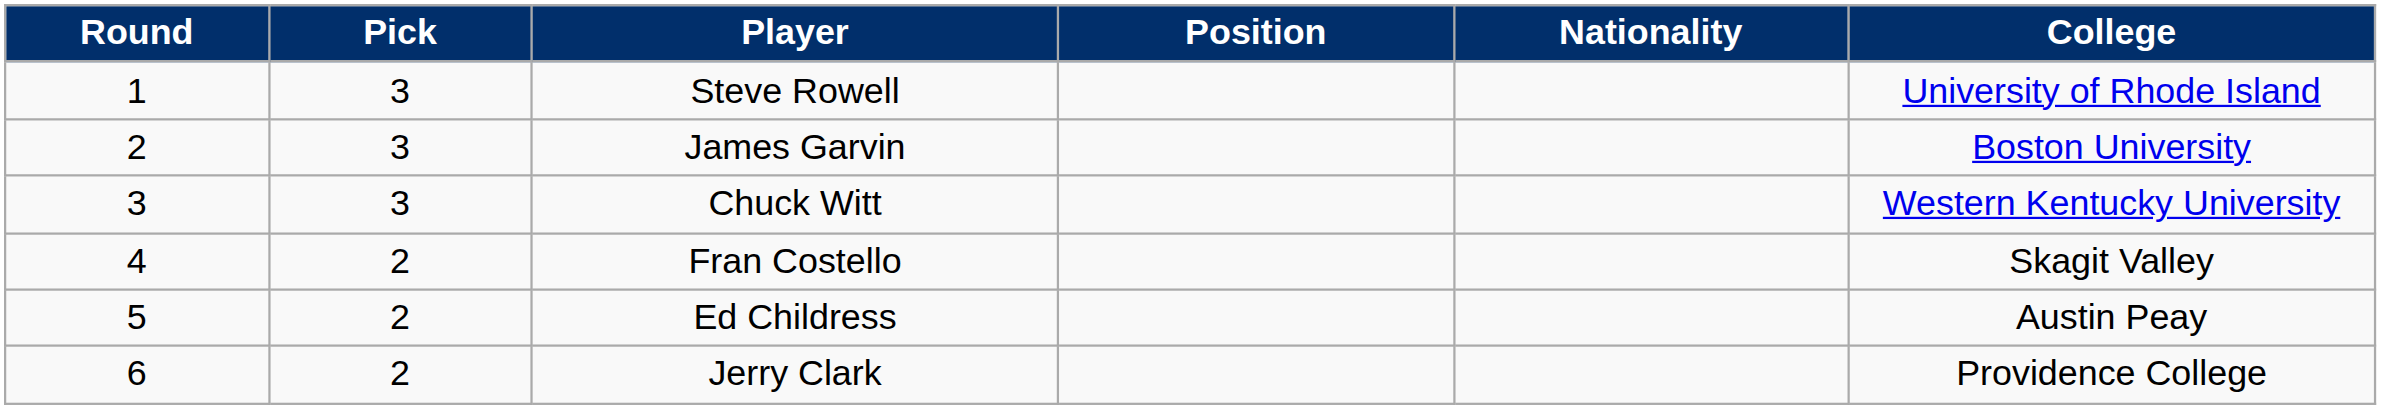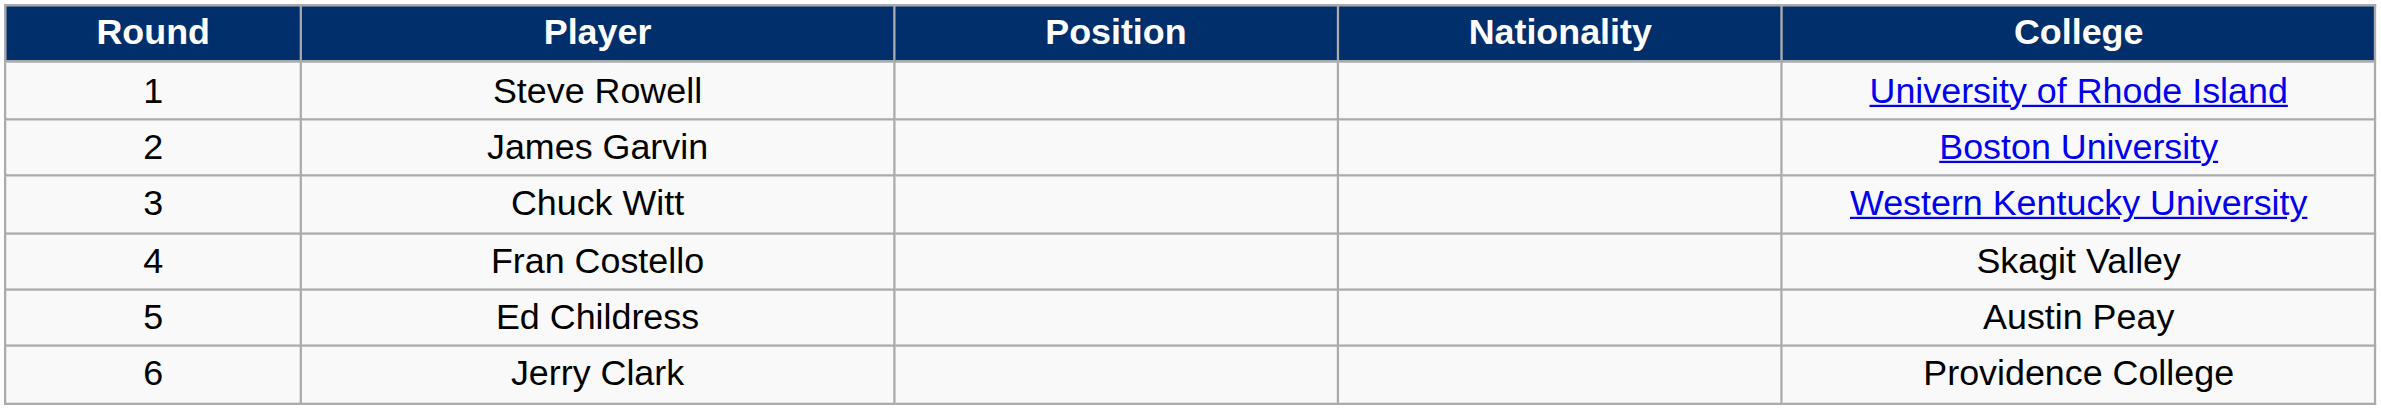- column: (400, 32)
